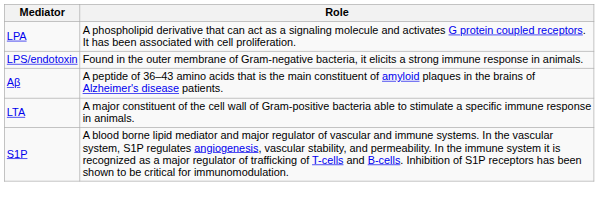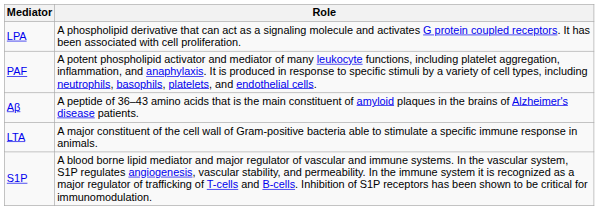- row: (42, 59)
+ row: (17, 72)
